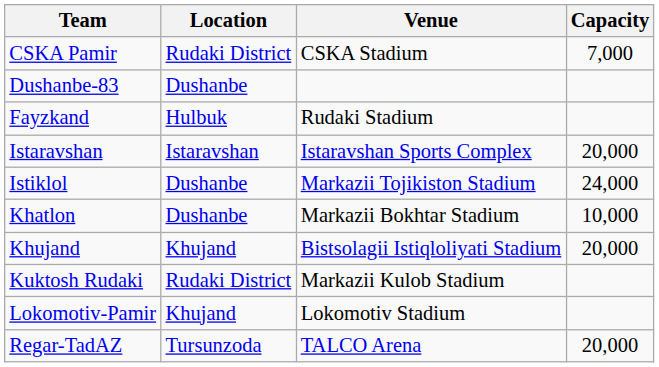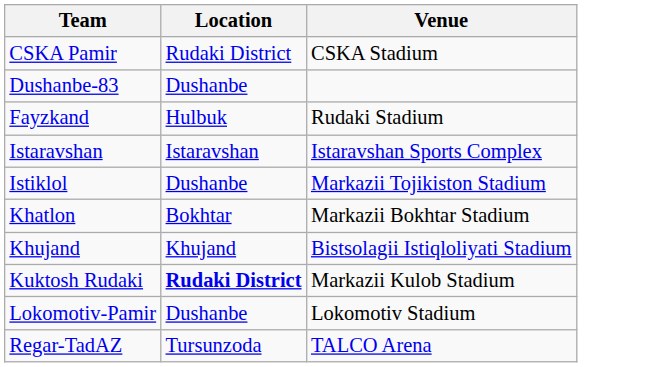- column: (610, 20)
(207, 215) Dushanbe -> (199, 215) Bokhtar
(228, 280) normal -> (234, 280) bold
(201, 313) Khujand -> (207, 313) Dushanbe
